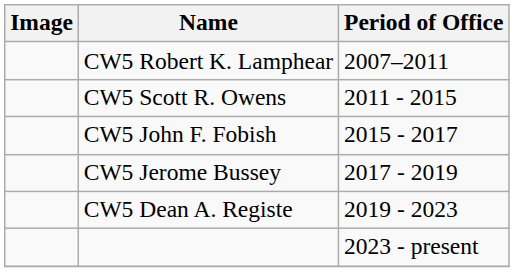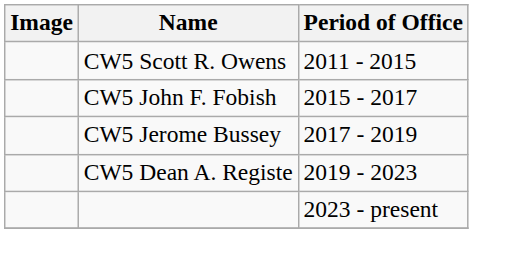- row: (208, 60)
